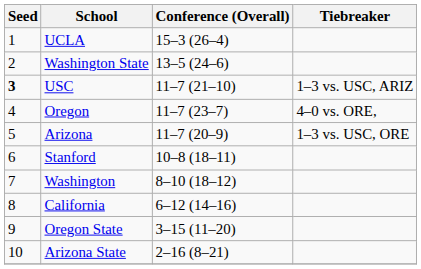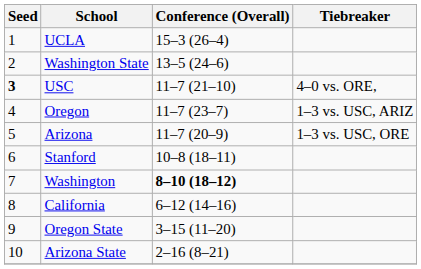(355, 87) 1–3 vs. USC, ARIZ -> (337, 87) 4–0 vs. ORE,
(337, 110) 4–0 vs. ORE, -> (355, 110) 1–3 vs. USC, ARIZ
(196, 181) normal -> (196, 181) bold
